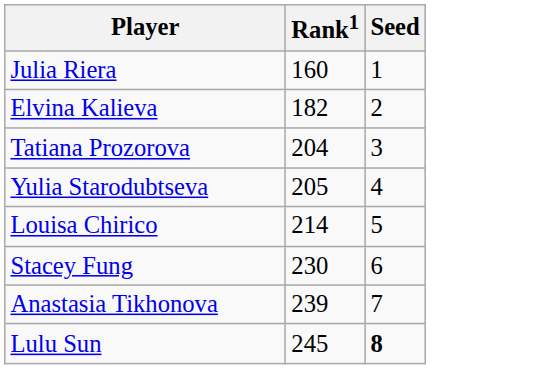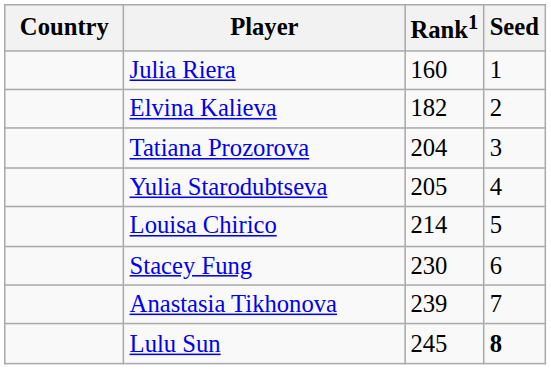+ column: (64, 27)
